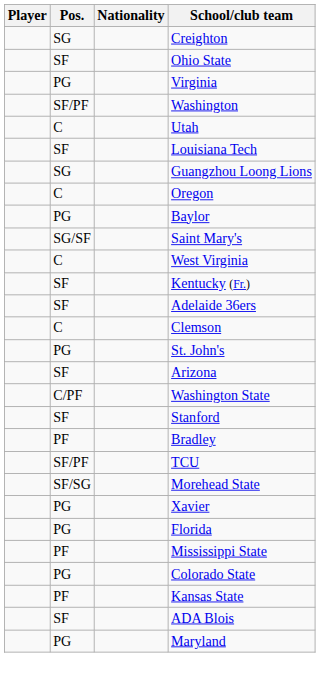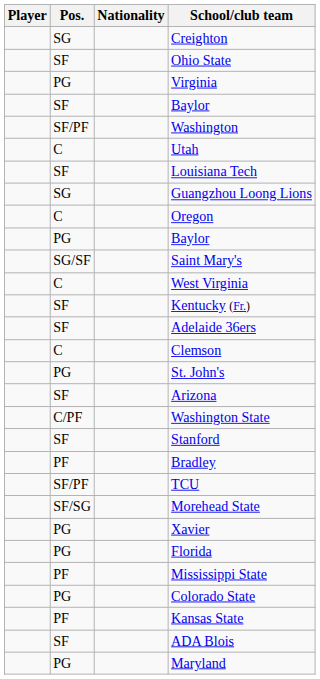+ row: (61, 104)
